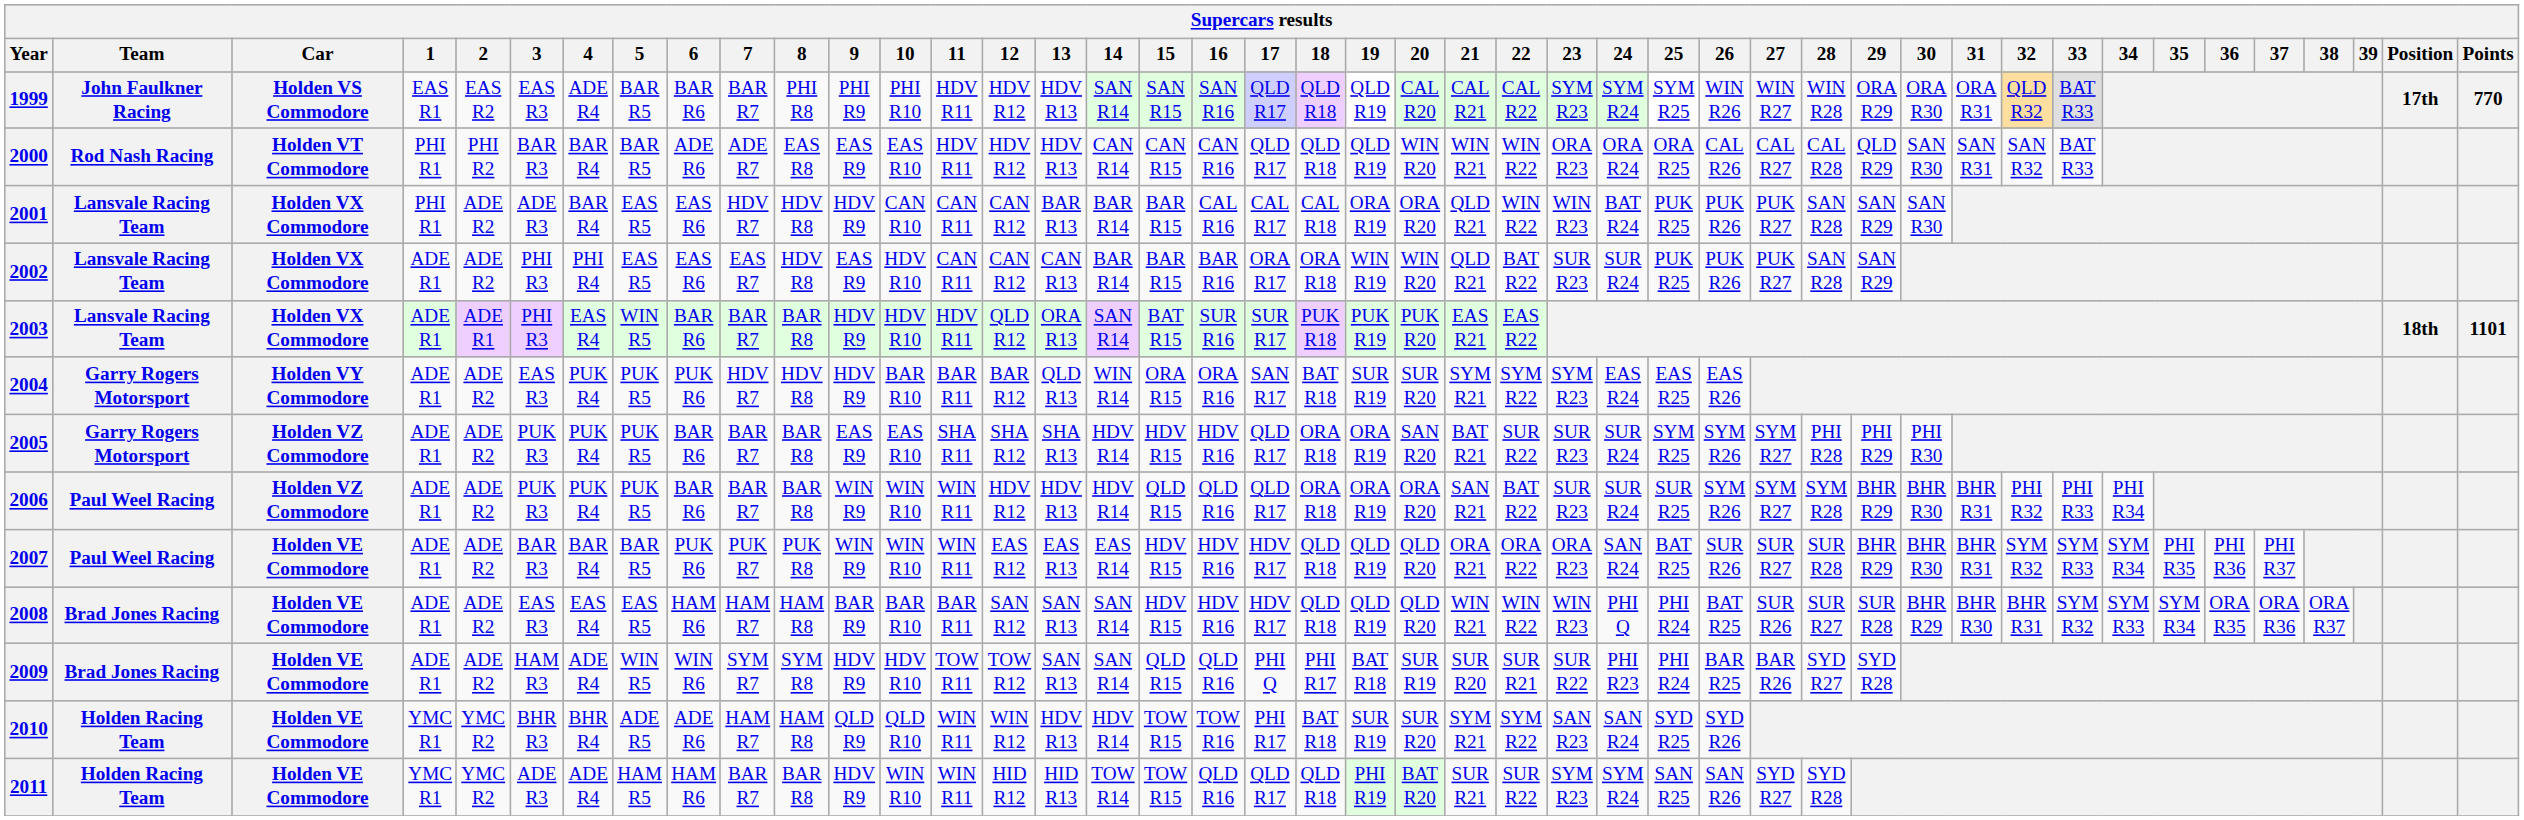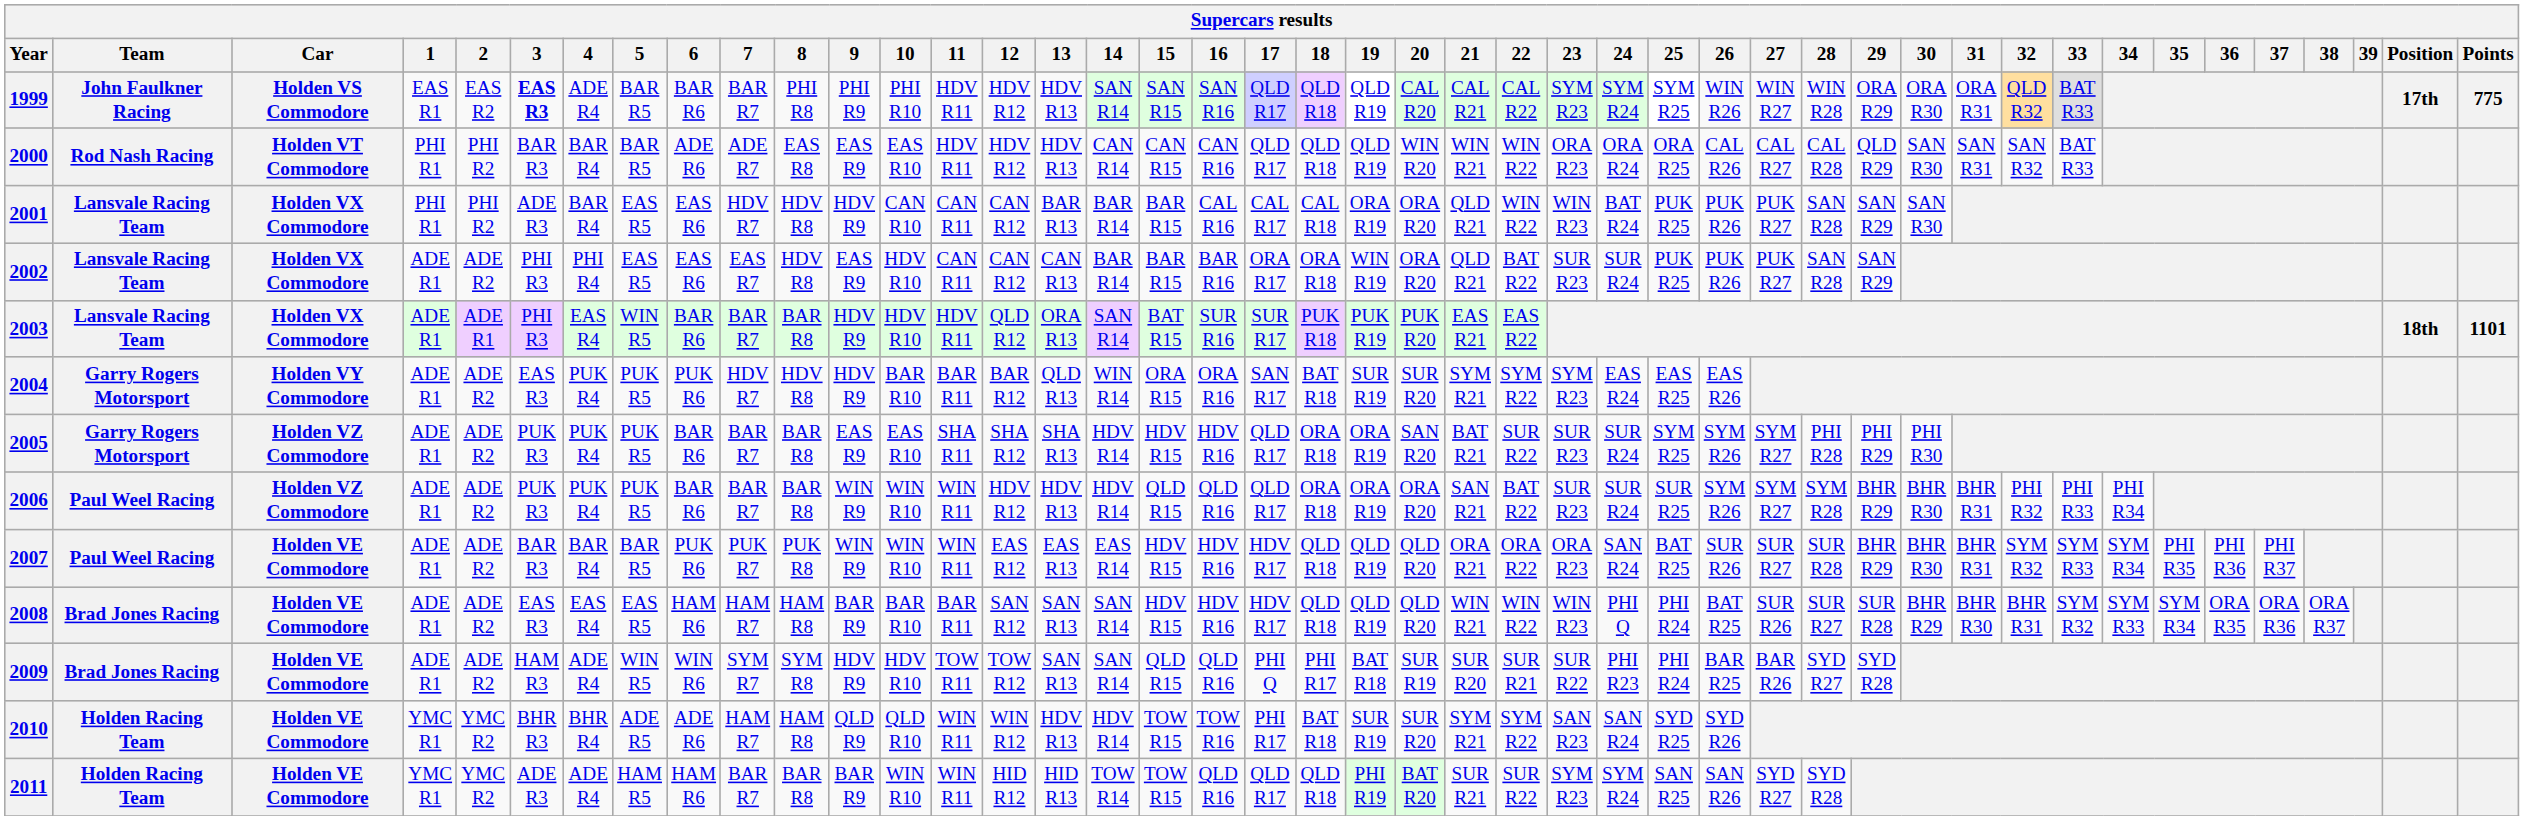(537, 99) normal -> (537, 99) bold
(2488, 99) 770 -> (2488, 99) 775
(483, 214) ADE R2 -> (483, 214) PHI R2
(1420, 271) WIN R20 -> (1420, 271) ORA R20
(854, 786) HDV R9 -> (854, 786) BAR R9
